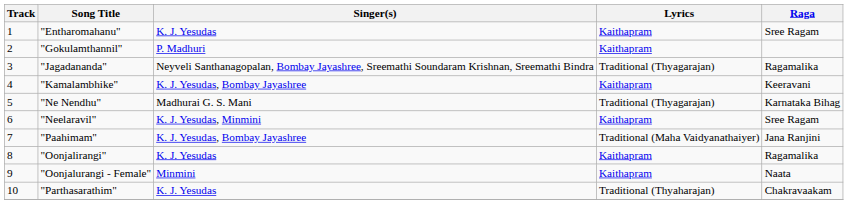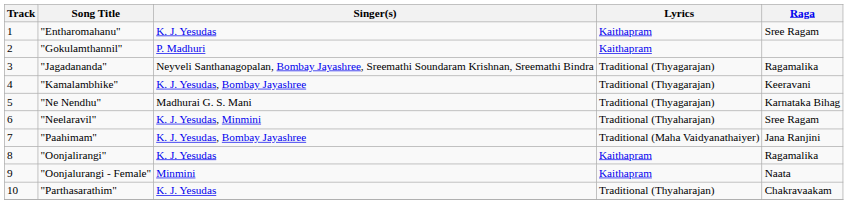(625, 84) Kaithapram -> (657, 84) Traditional (Thyagarajan)
(625, 119) Kaithapram -> (657, 119) Traditional (Thyaharajan)
